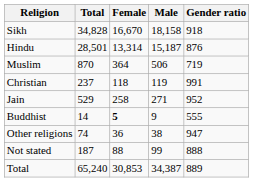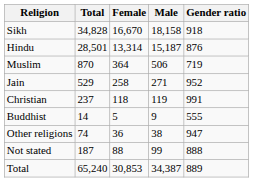rows swapped: (16, 99) <-> (27, 82)
(115, 116) bold -> (115, 116) normal
